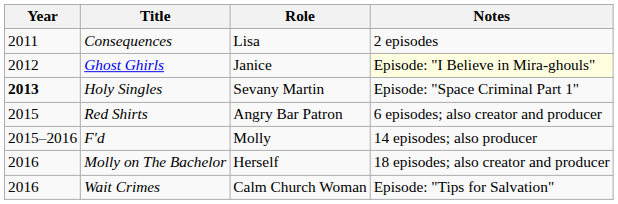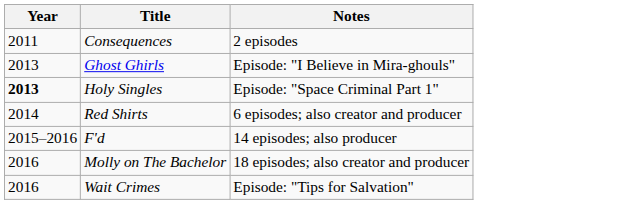- column: (300, 16)
(23, 65) 2012 -> (23, 65) 2013
(485, 65) lightyellow background -> (344, 65) no background
(23, 114) 2015 -> (23, 114) 2014
